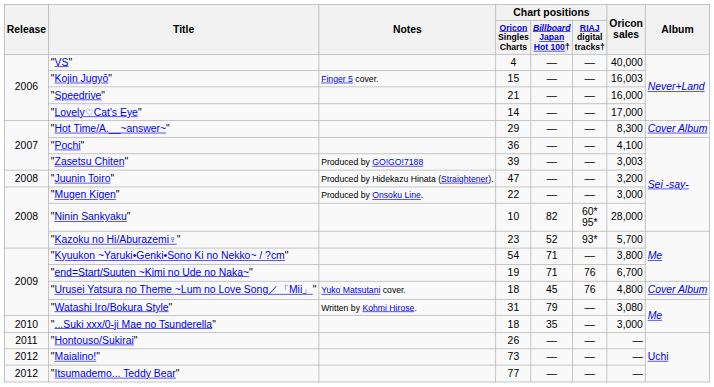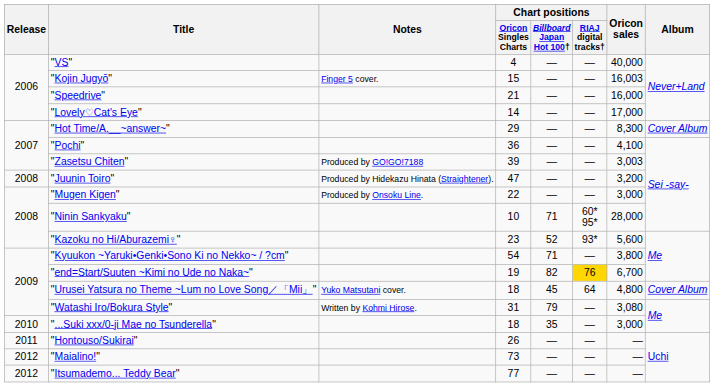(552, 217) 82 -> (552, 217) 71
(630, 239) 5,700 -> (630, 239) 5,600
(552, 272) 71 -> (552, 272) 82
(590, 272) no background -> (590, 272) gold background
(590, 290) 76 -> (590, 290) 64
